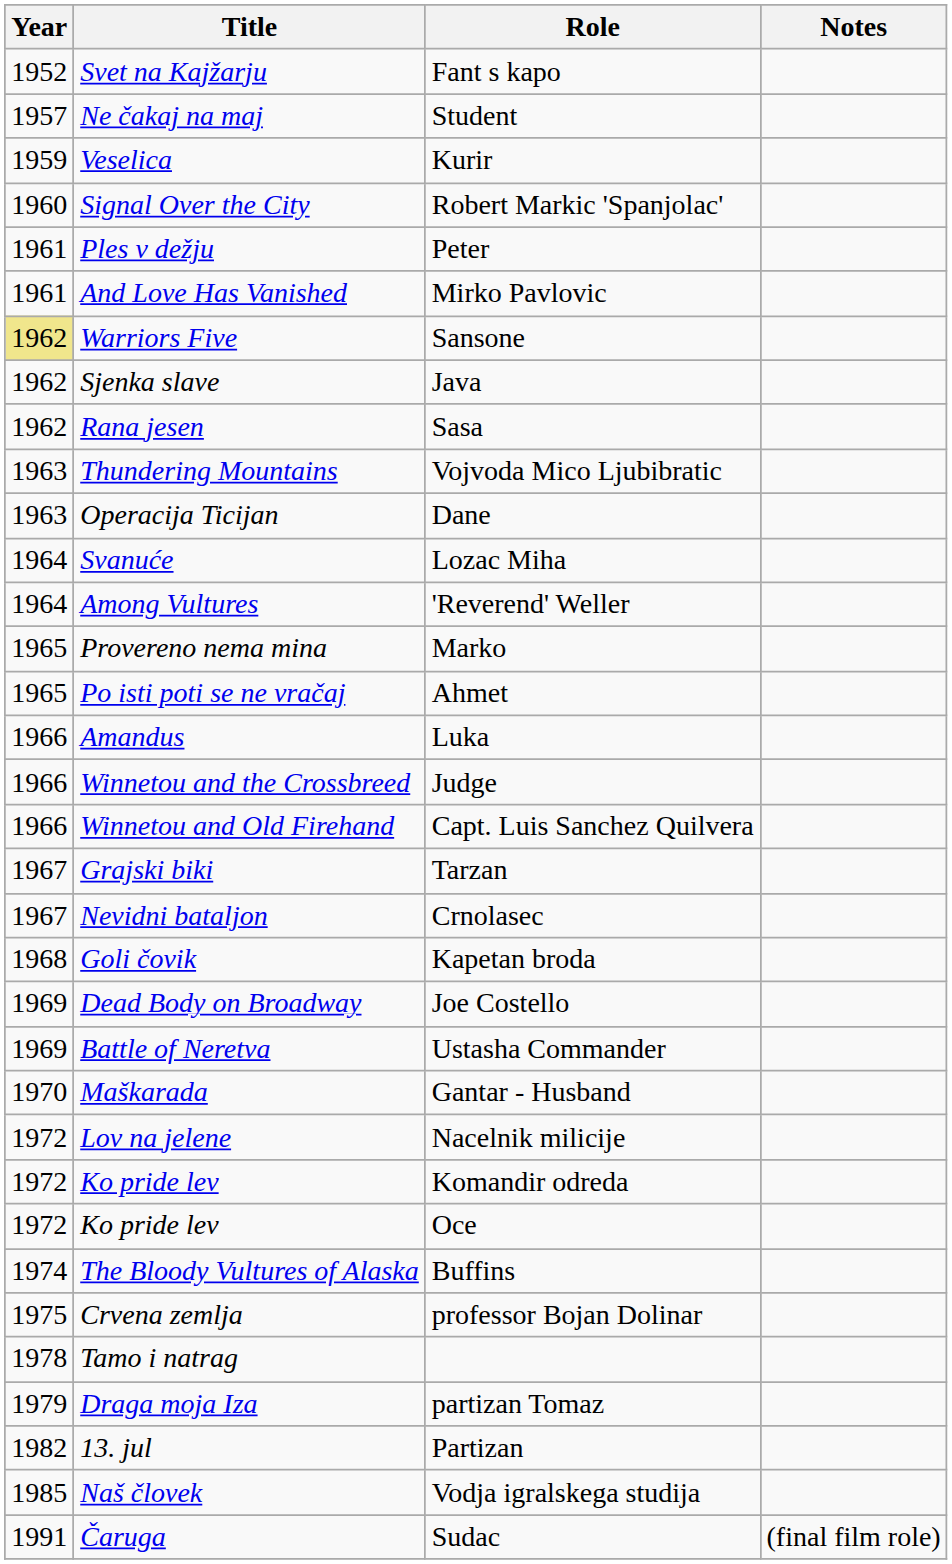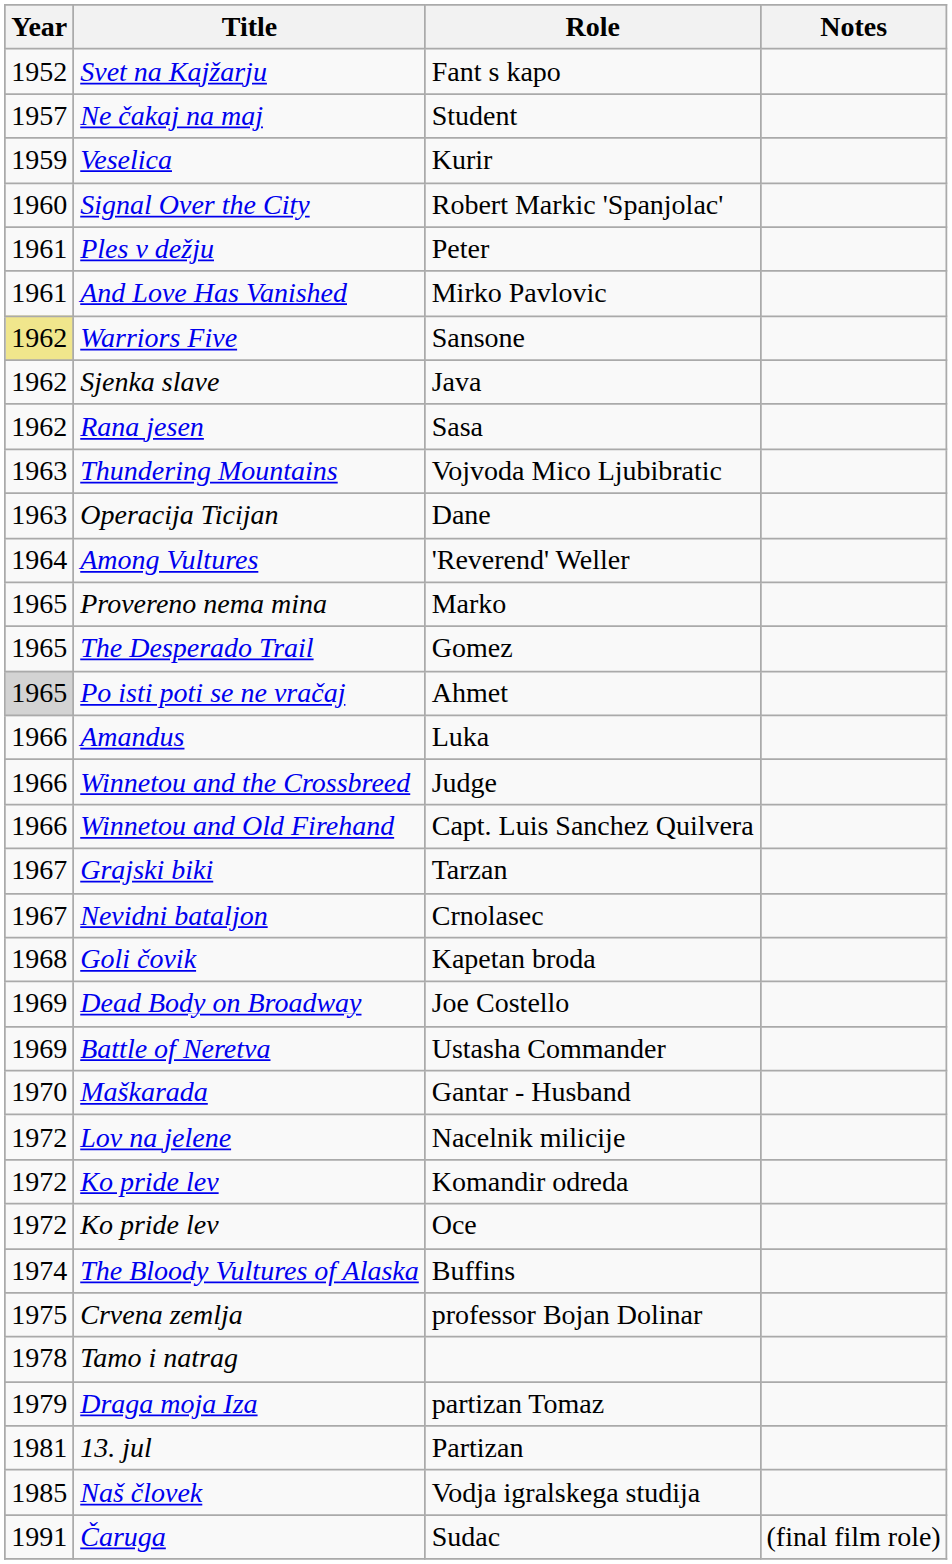- row: (499, 559)
+ row: (472, 648)
(39, 692) no background -> (39, 692) lightgrey background
(39, 1447) 1982 -> (39, 1447) 1981
